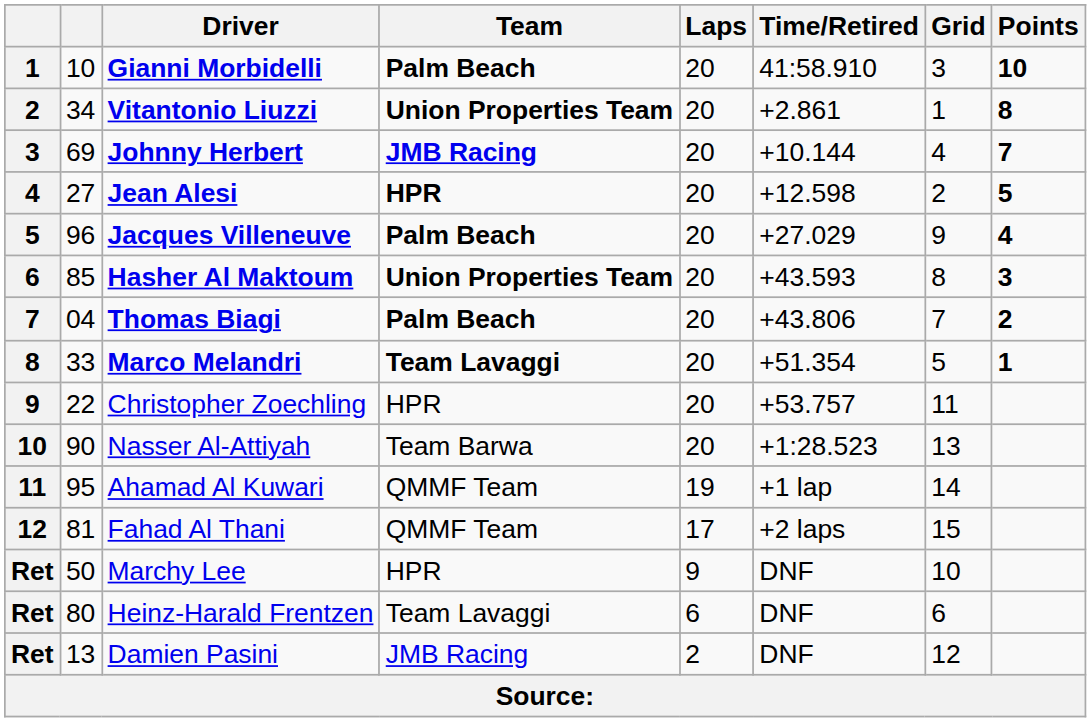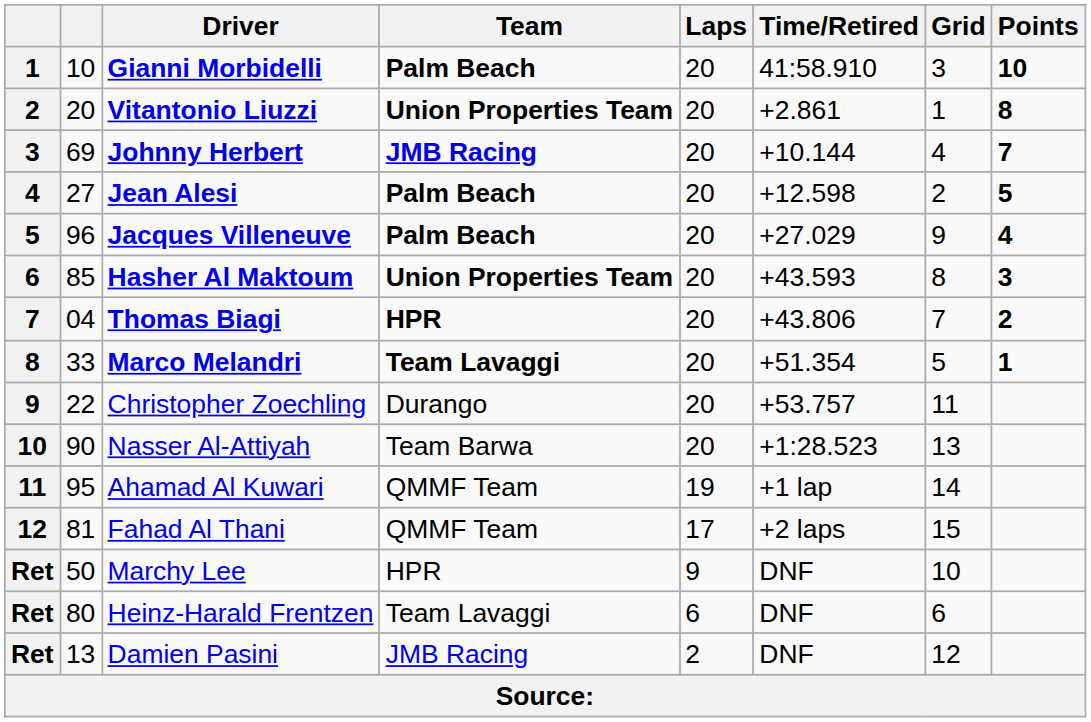(81, 110) 34 -> (81, 110) 20
(414, 193) HPR -> (461, 193) Palm Beach
(461, 319) Palm Beach -> (414, 319) HPR
(414, 403) HPR -> (436, 403) Durango
